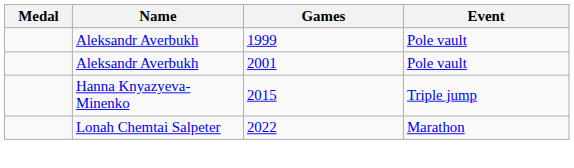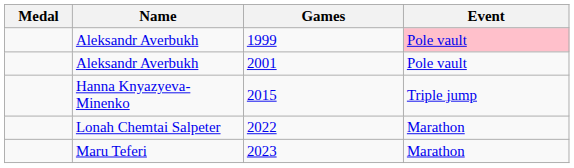(437, 39) no background -> (437, 39) pink background
+ row: (262, 151)
